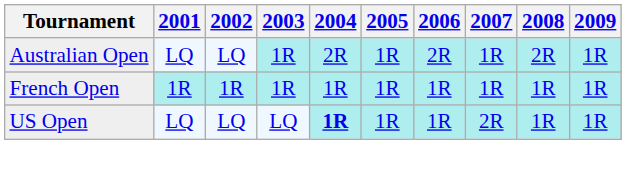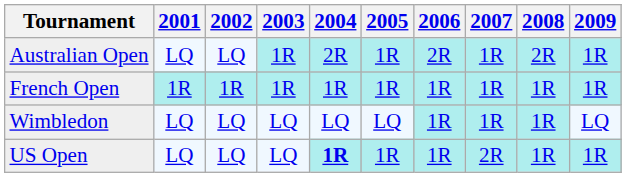+ row: (59, 121)
